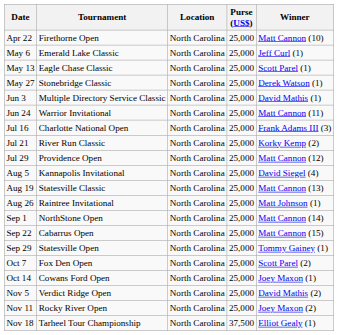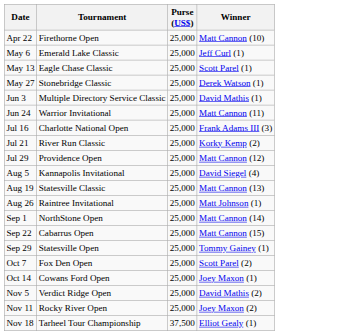- column: (197, 17)
